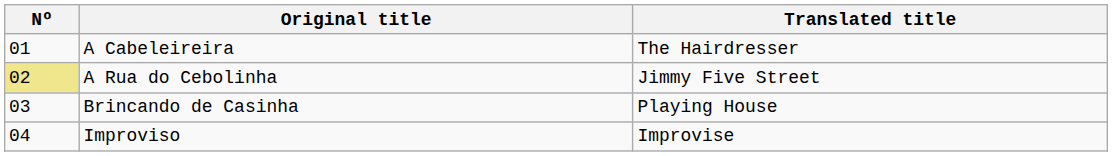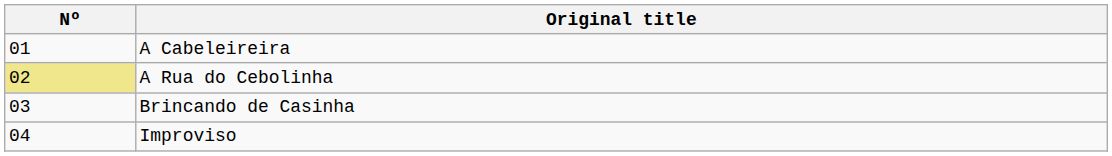- column: (870, 19)
